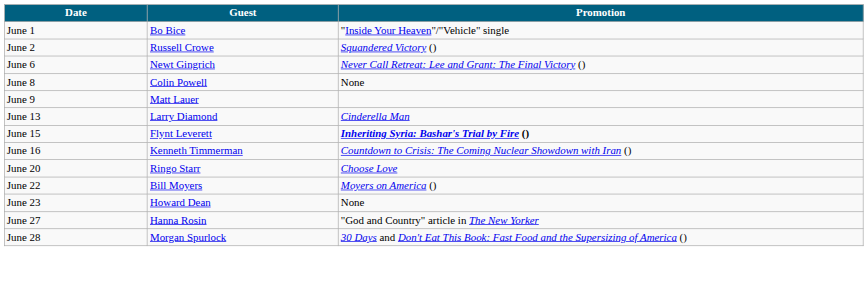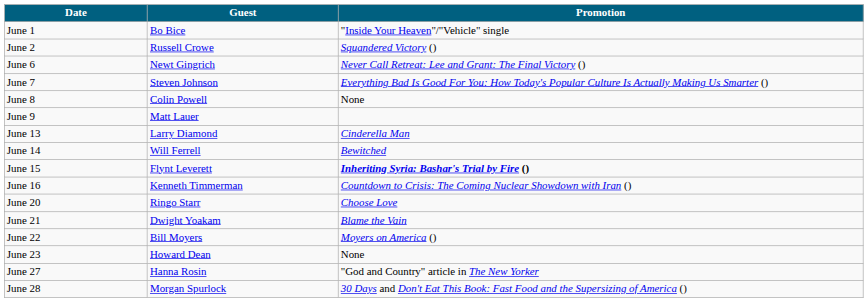+ row: (21, 82)
+ row: (24, 151)
+ row: (24, 220)
